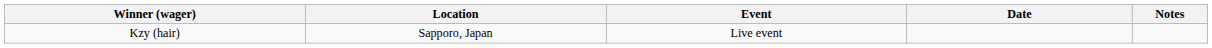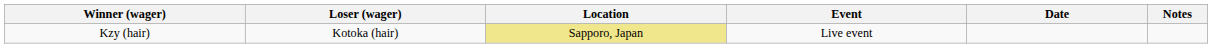+ column: (365, 14)
(456, 33) no background -> (606, 33) khaki background
